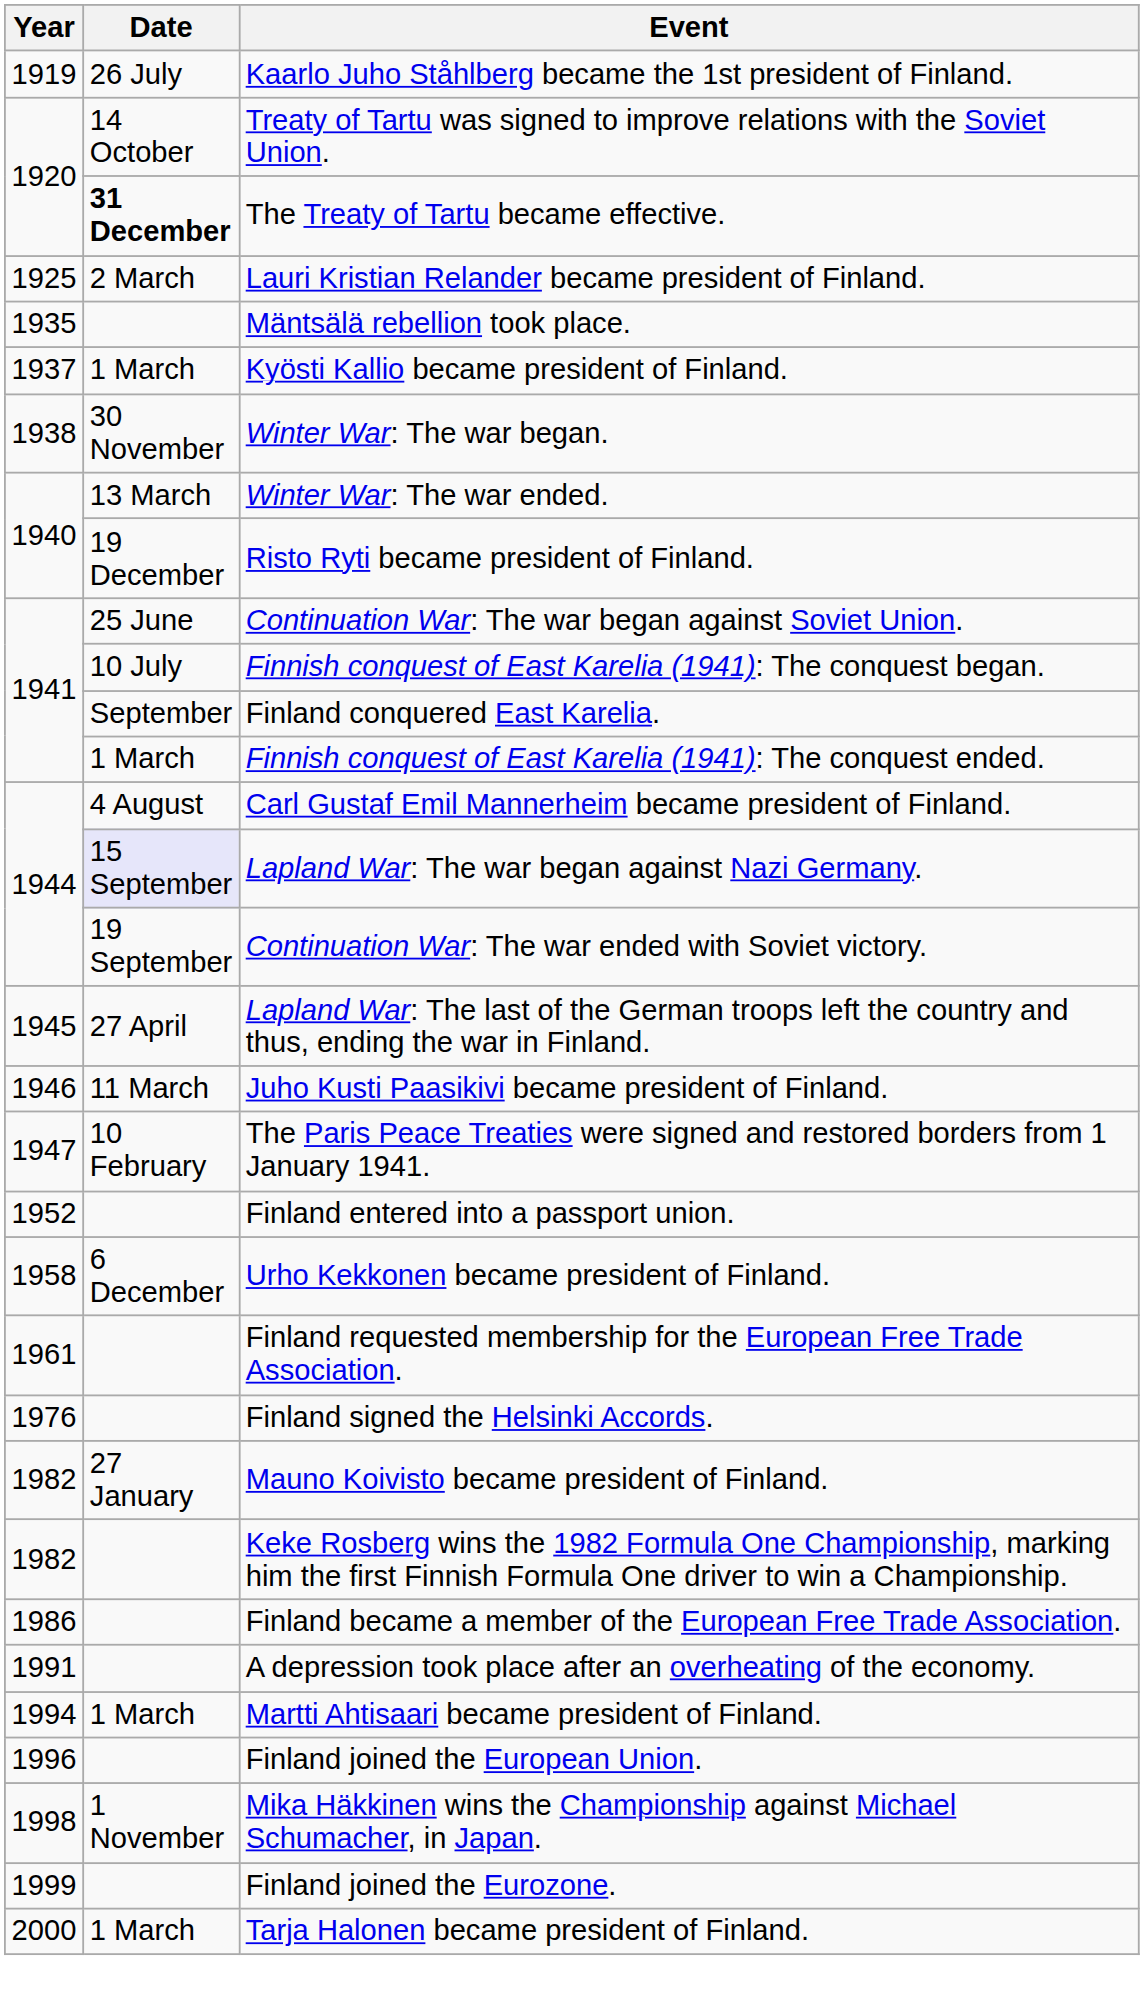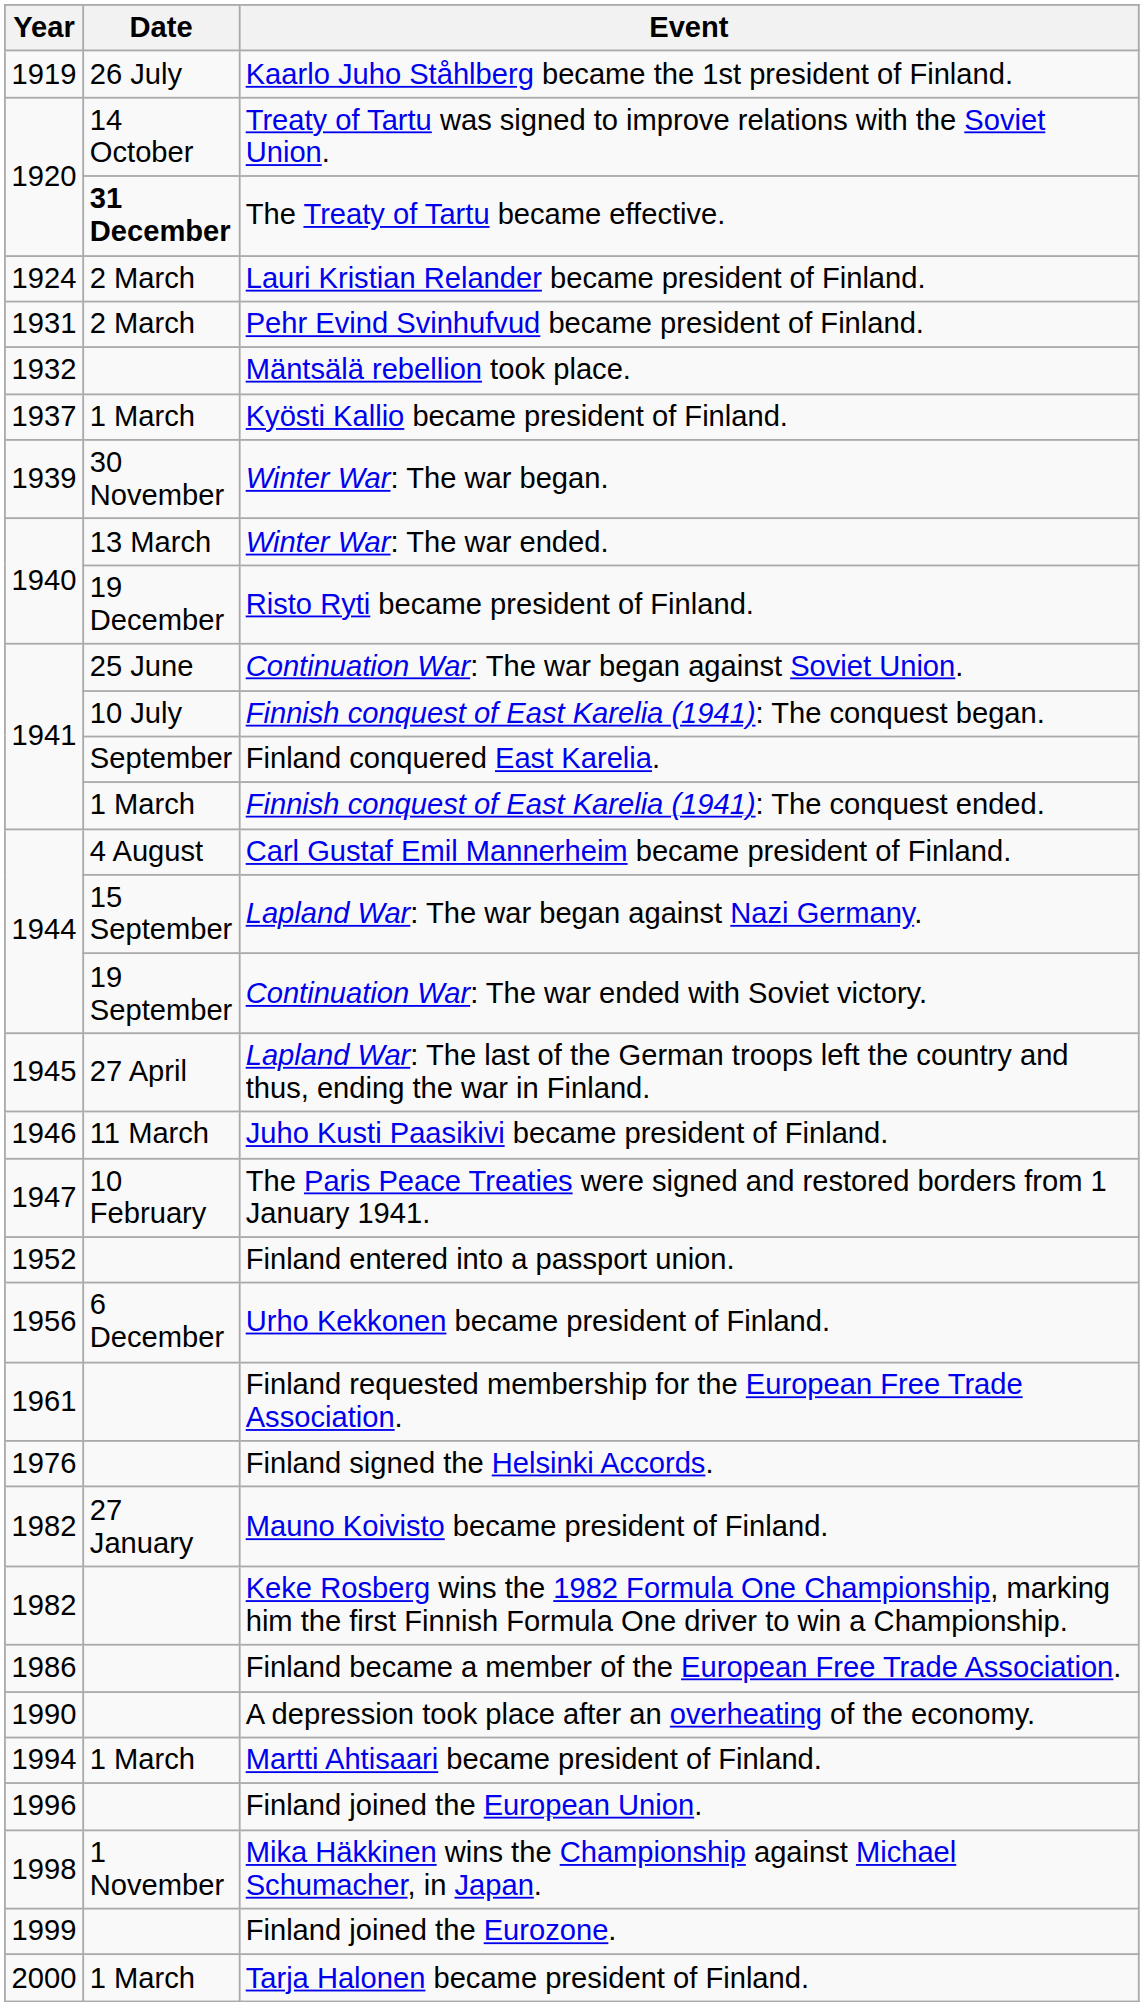(44, 277) 1925 -> (44, 277) 1924
+ row: (585, 324)
(44, 324) 1935 -> (44, 370) 1932
(44, 432) 1938 -> (44, 478) 1939
(161, 867) lavender background -> (161, 913) no background
(44, 1275) 1958 -> (44, 1322) 1956
(44, 1667) 1991 -> (44, 1713) 1990
